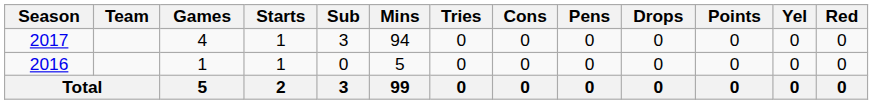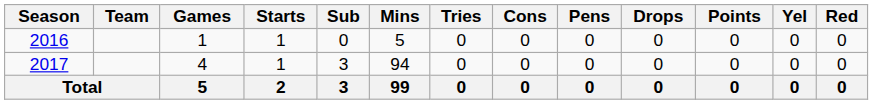rows swapped: (49, 64) <-> (49, 40)
